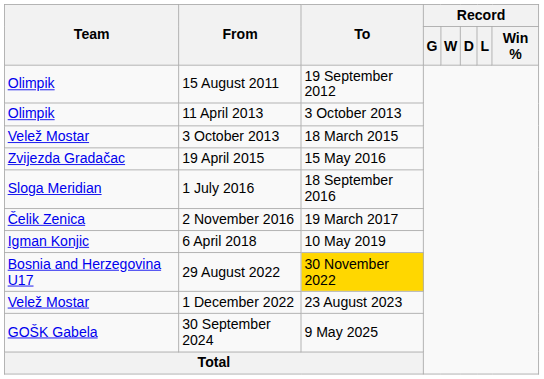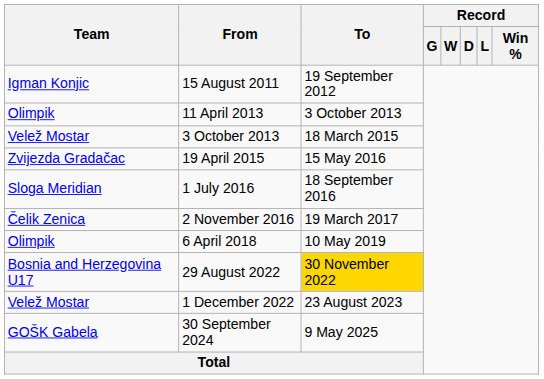(31, 84) Olimpik -> (48, 84) Igman Konjic
(48, 241) Igman Konjic -> (31, 241) Olimpik
